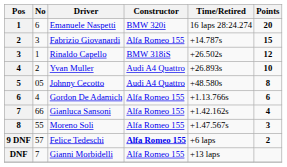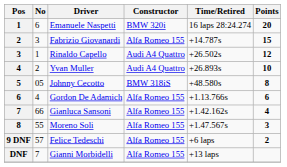(148, 54) BMW 318iS -> (156, 54) Audi A4 Quattro
(156, 83) Audi A4 Quattro -> (148, 83) BMW 318iS
(156, 140) bold -> (155, 140) normal
